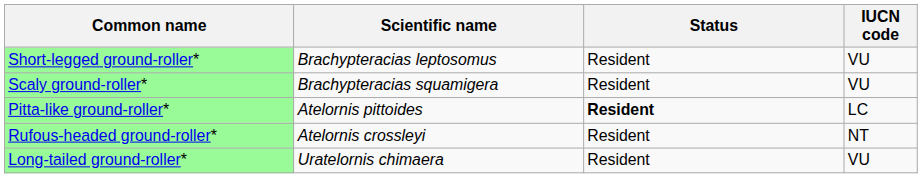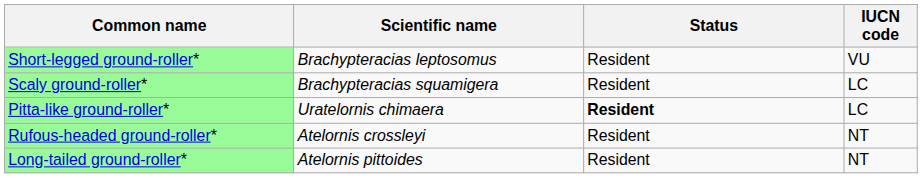(859, 85) VU -> (858, 85) LC
(360, 110) Atelornis pittoides -> (371, 110) Uratelornis chimaera
(371, 160) Uratelornis chimaera -> (360, 160) Atelornis pittoides
(859, 160) VU -> (858, 160) NT
